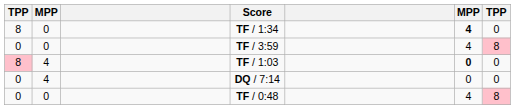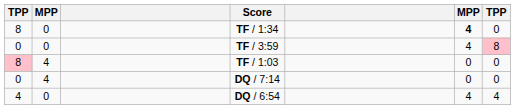(468, 63) bold -> (468, 63) normal
+ row: (257, 96)
- row: (257, 96)
